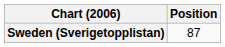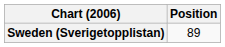(194, 33) 87 -> (194, 33) 89
